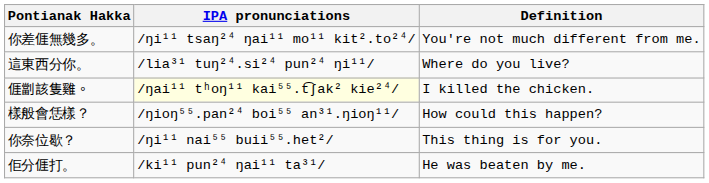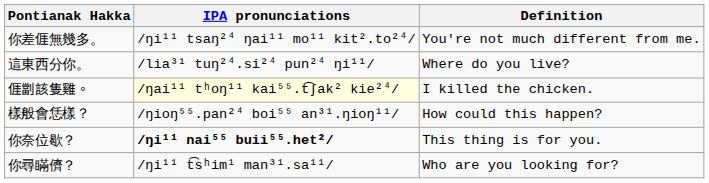(235, 140) normal -> (235, 140) bold
+ row: (42, 166)
- row: (42, 166)
